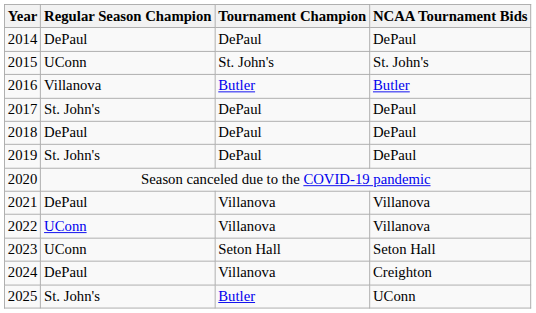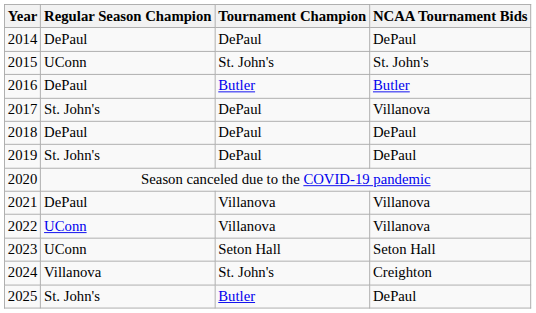(73, 86) Villanova -> (66, 86) DePaul
(395, 109) DePaul -> (402, 109) Villanova
(66, 272) DePaul -> (73, 272) Villanova
(247, 272) Villanova -> (246, 272) St. John's
(394, 296) UConn -> (395, 296) DePaul
